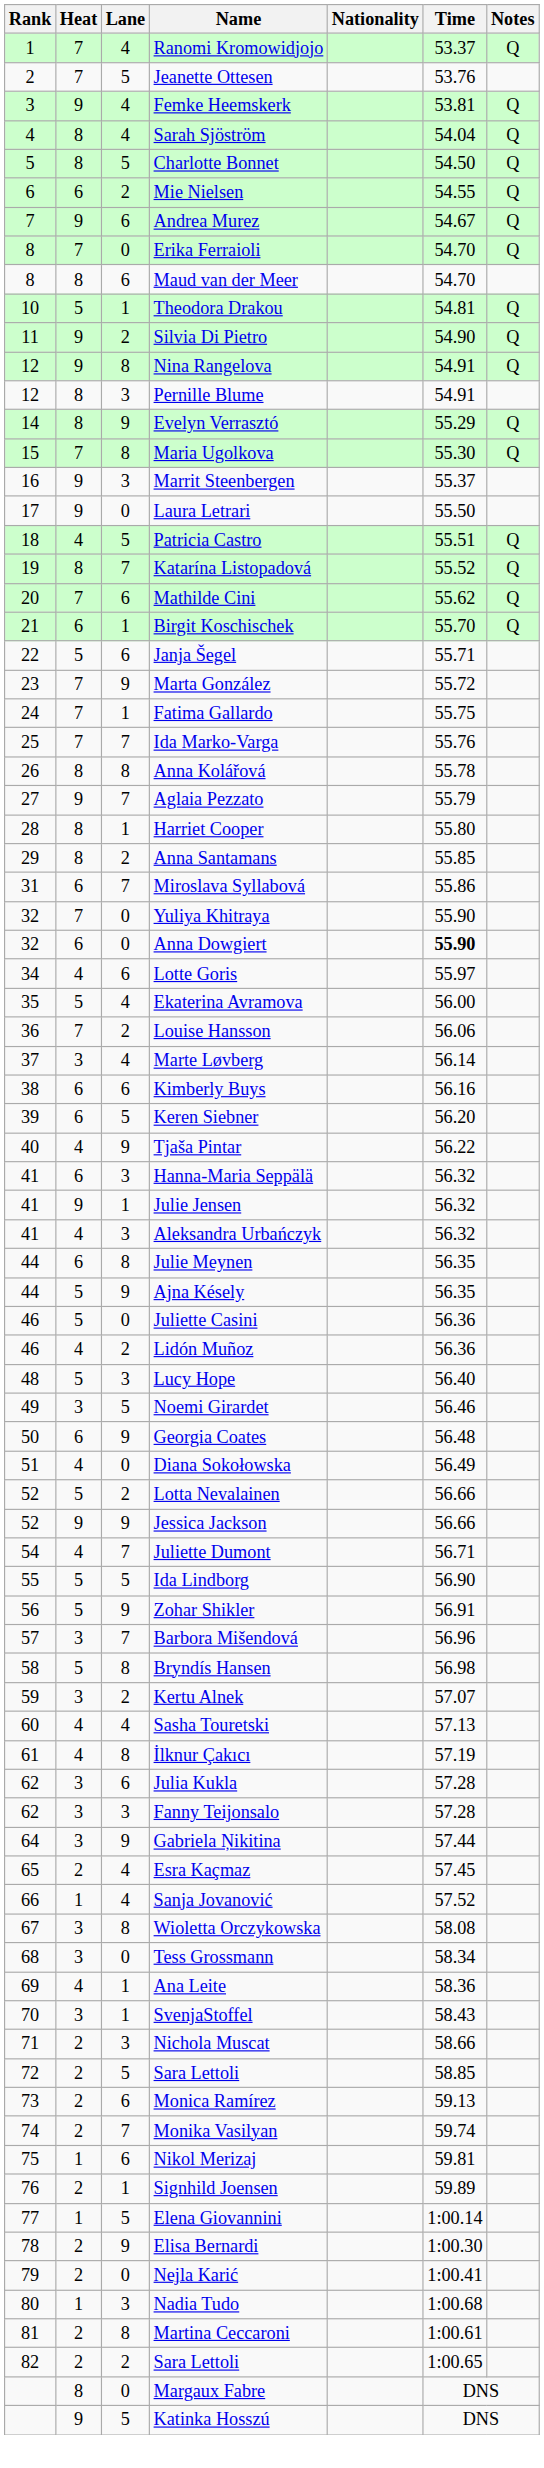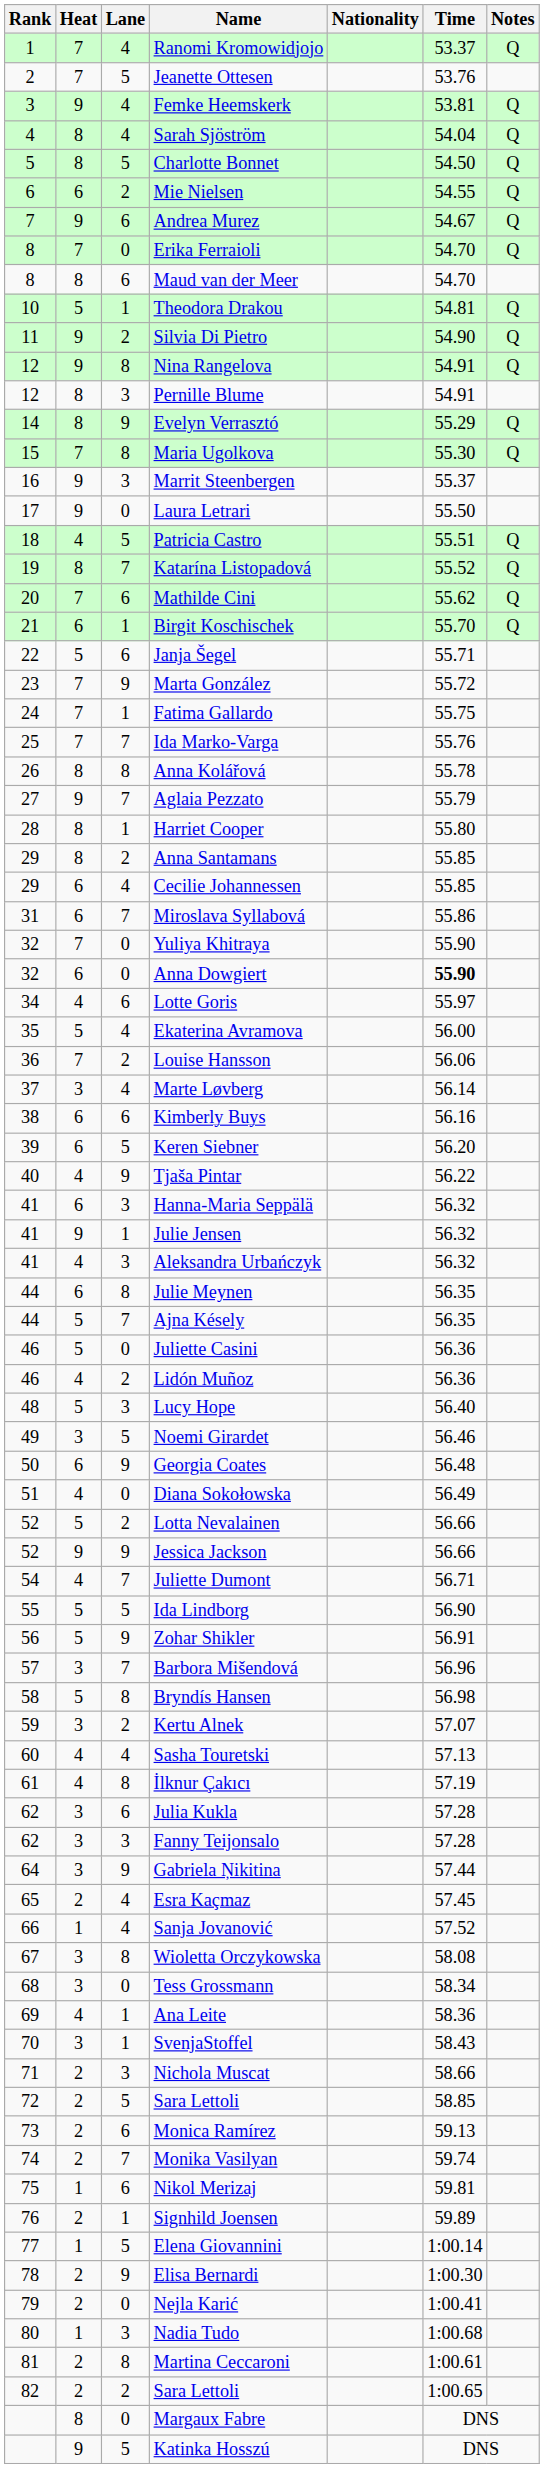+ row: (30, 886)
(125, 1291) 9 -> (125, 1320) 7
